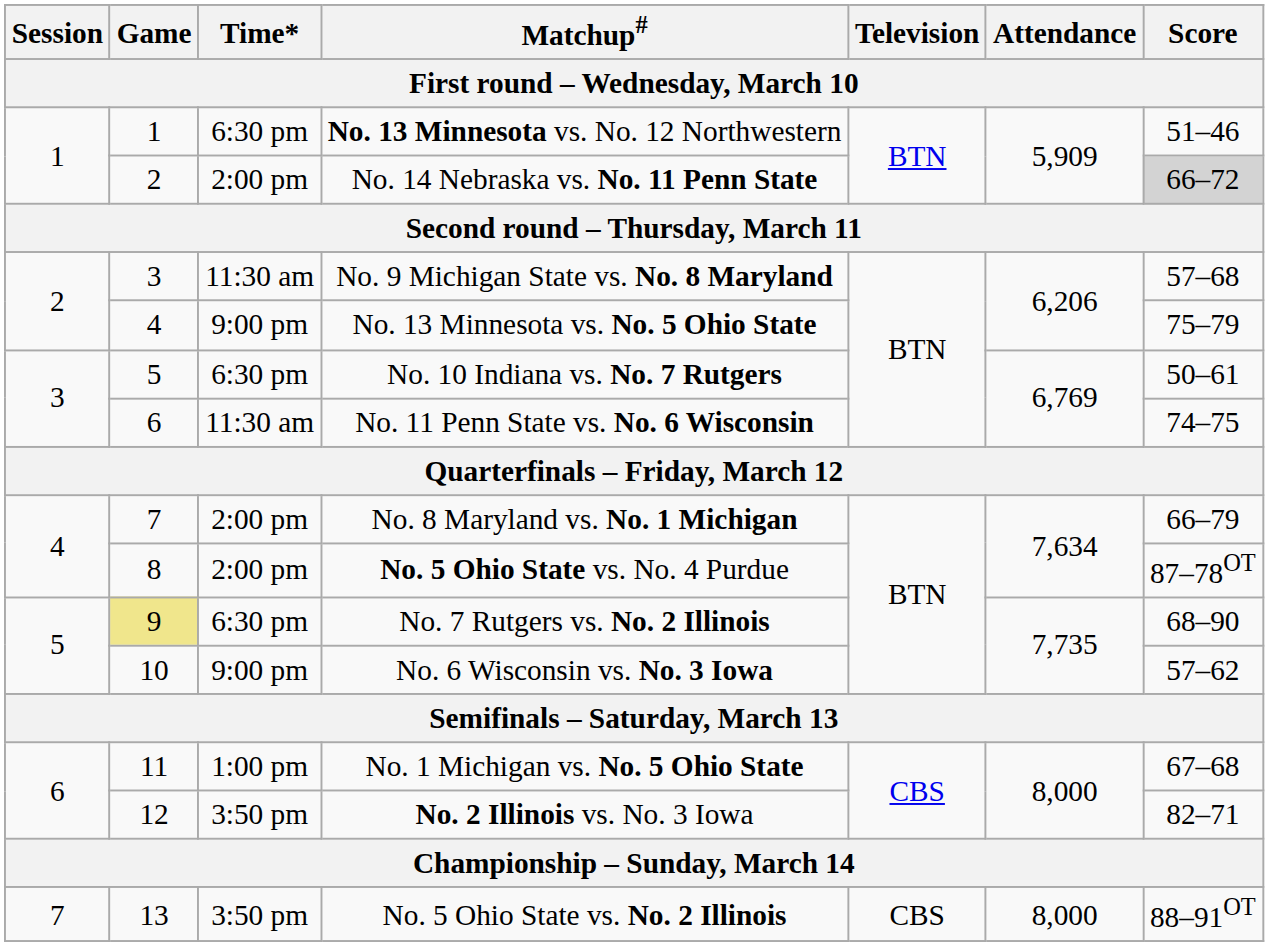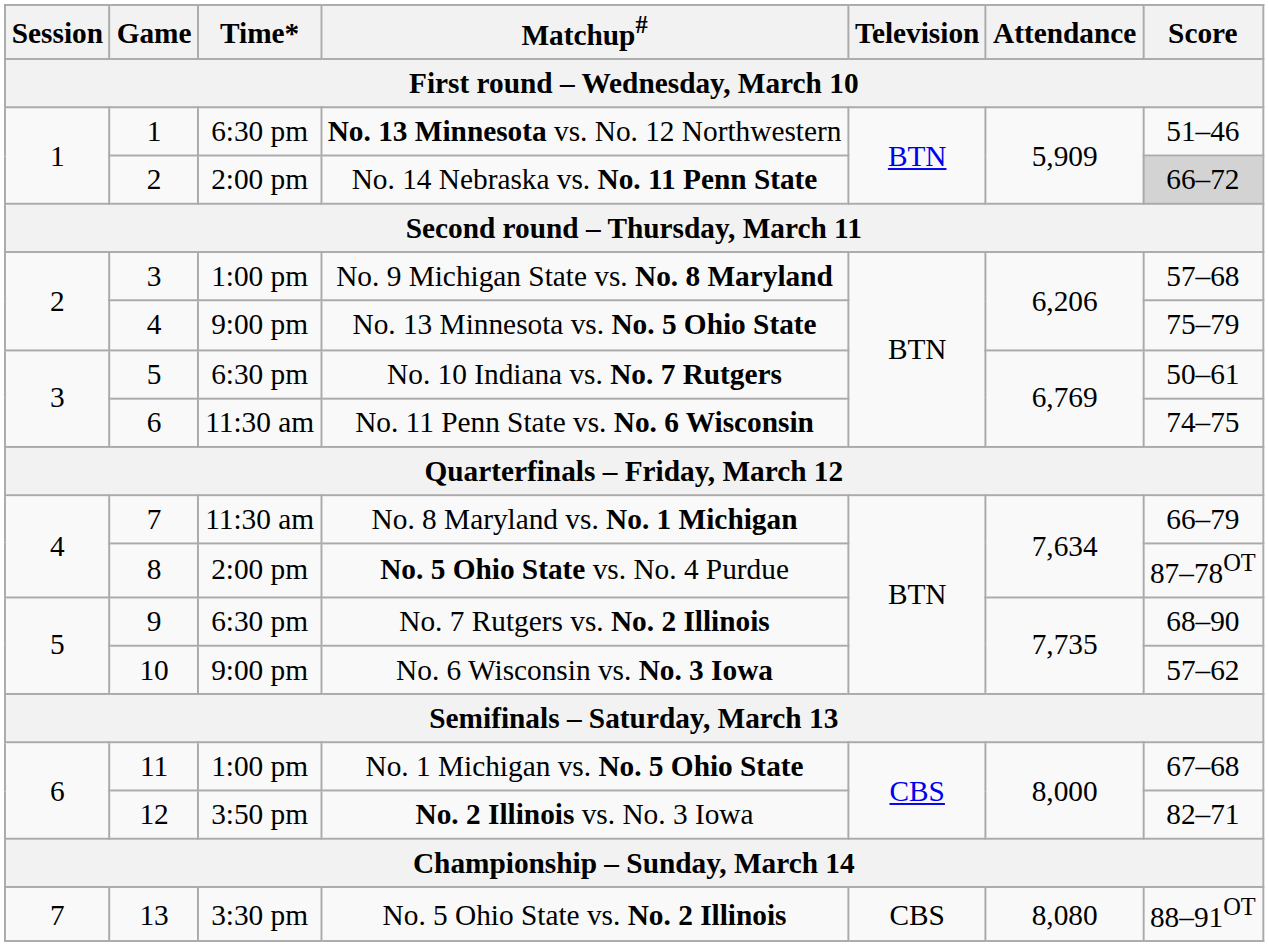(260, 276) 11:30 am -> (260, 276) 1:00 pm
(260, 518) 2:00 pm -> (260, 518) 11:30 am
(154, 621) khaki background -> (154, 621) no background
(260, 914) 3:50 pm -> (260, 914) 3:30 pm
(1065, 914) 8,000 -> (1065, 914) 8,080
